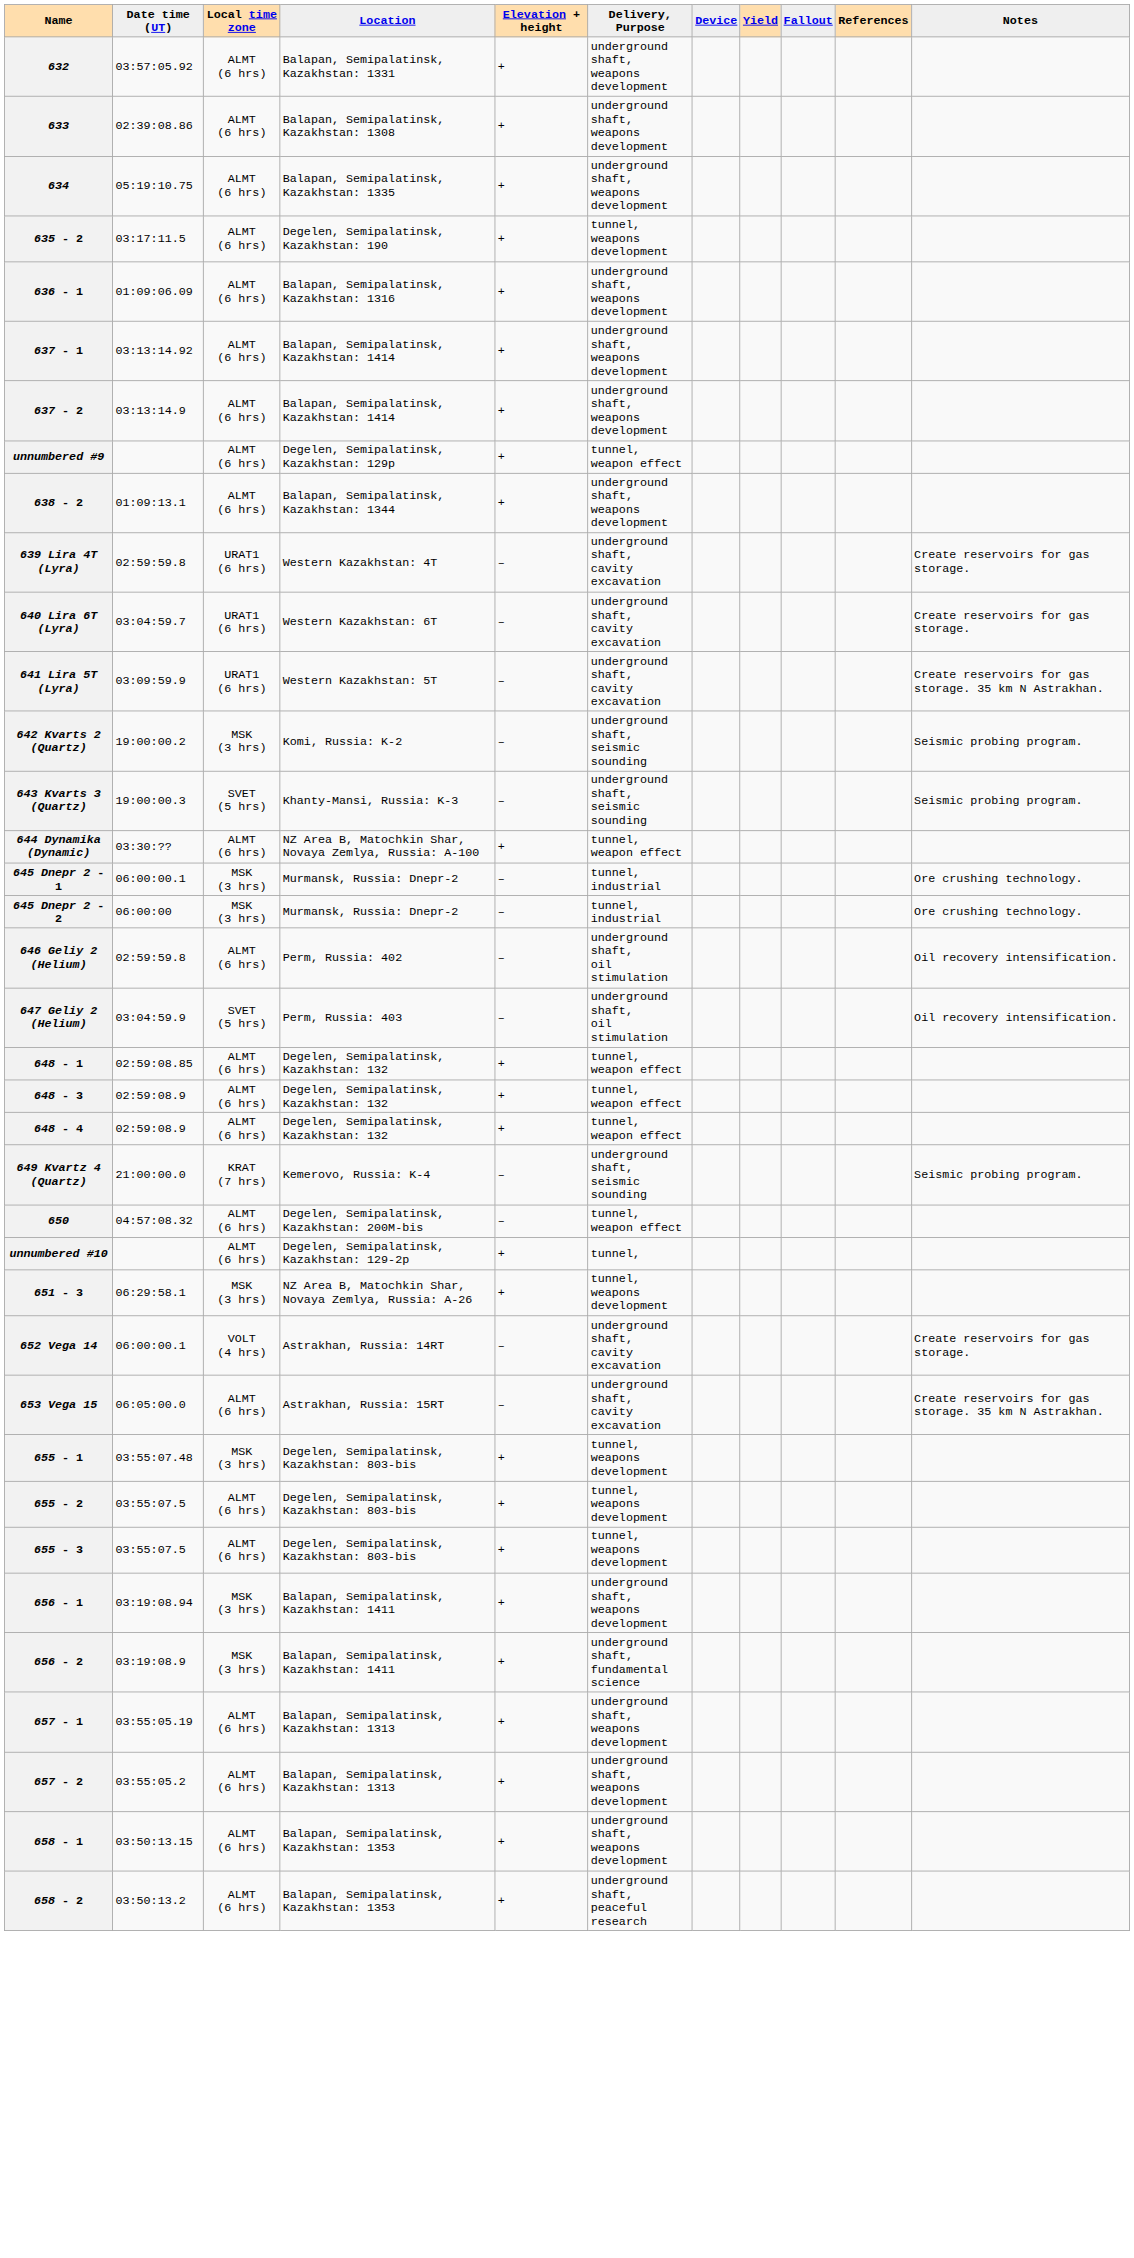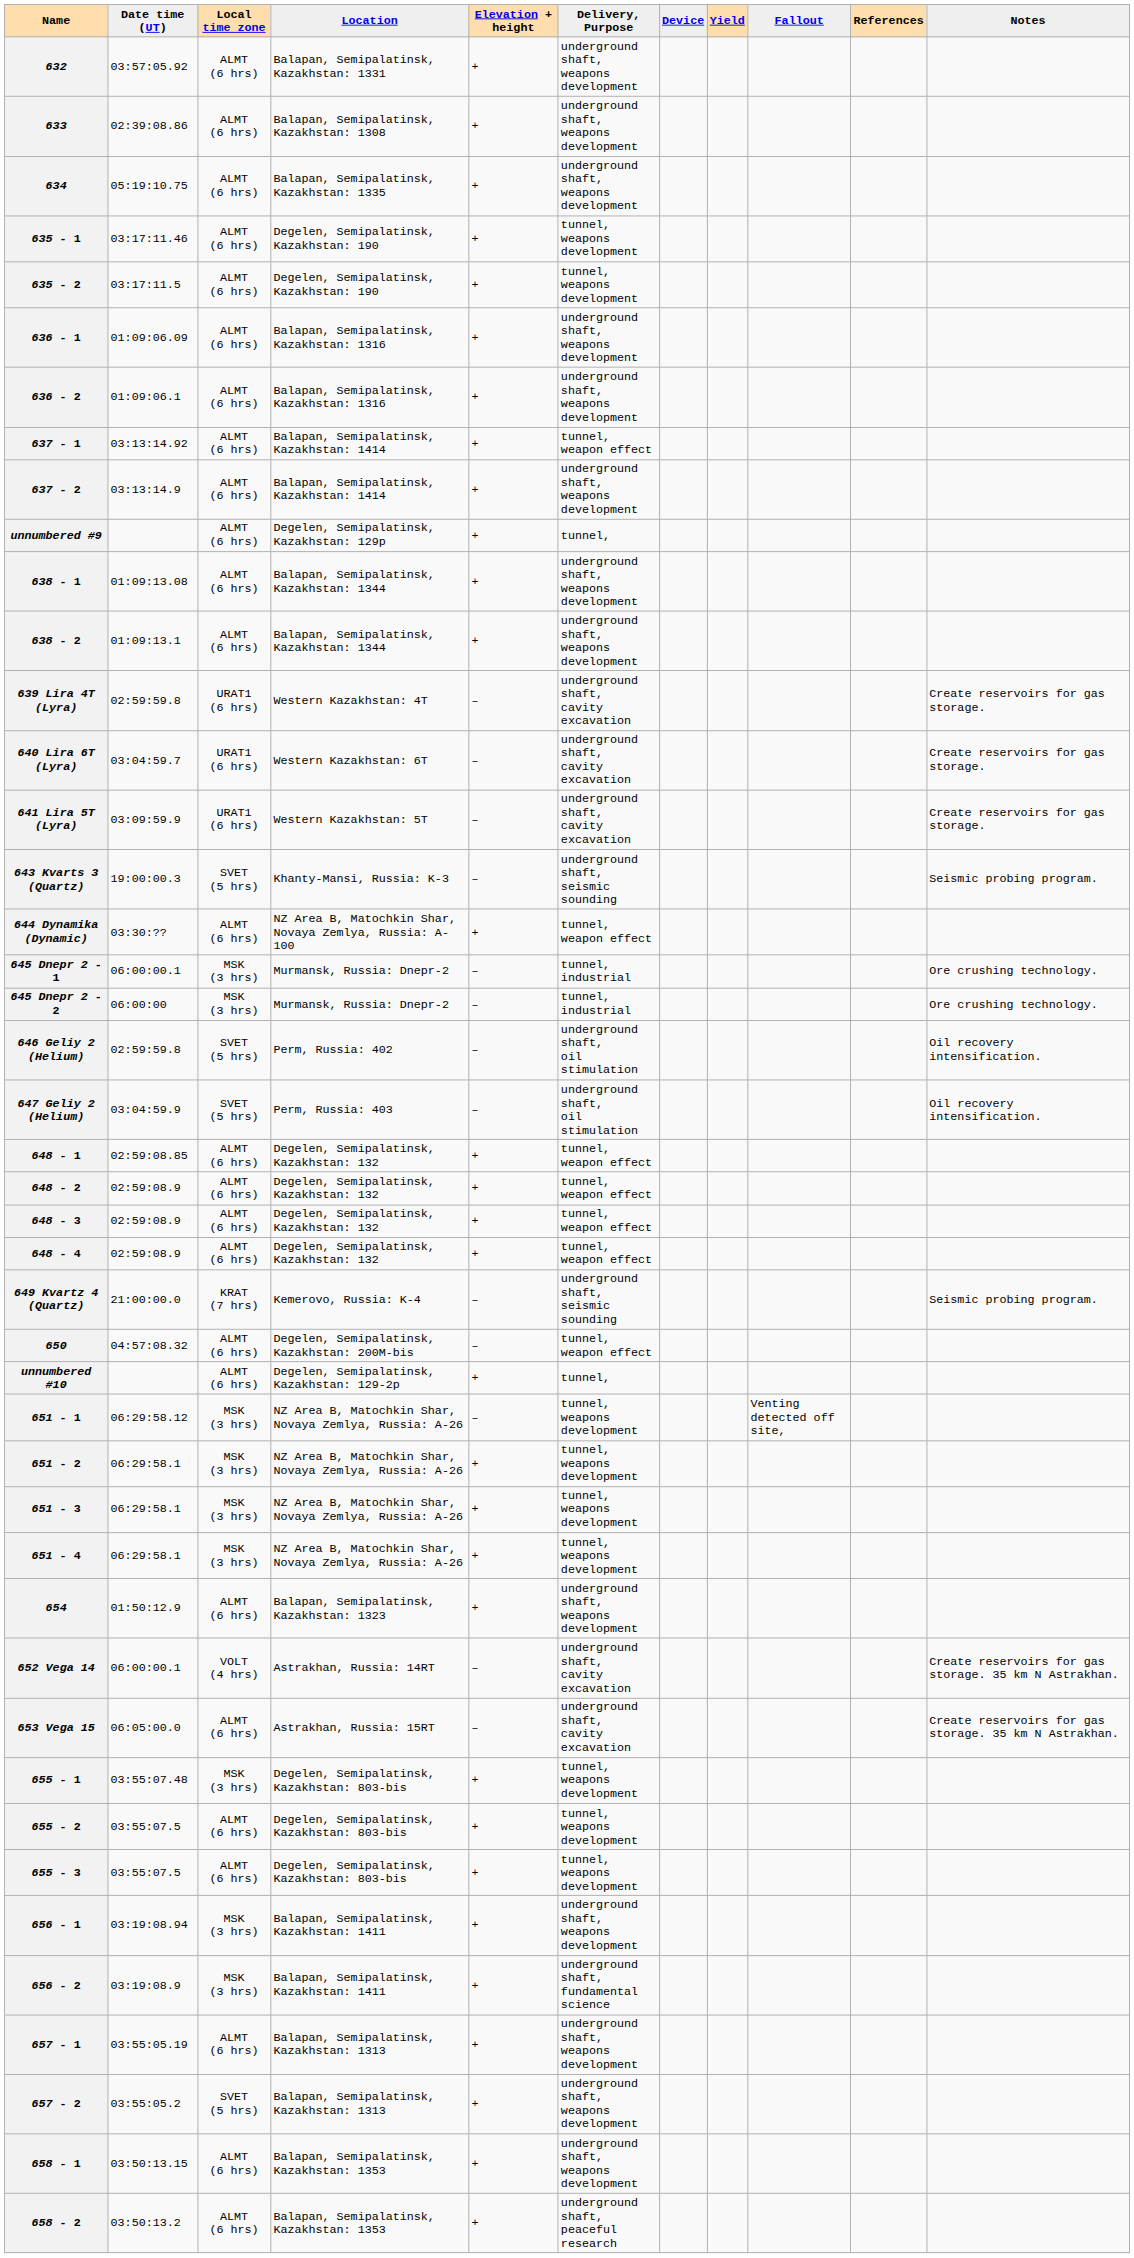+ row: (56, 239)
+ row: (56, 397)
(629, 351) underground shaft, weapons development -> (607, 443) tunnel, weapon effect
(636, 457) tunnel, weapon effect -> (585, 535) tunnel,
+ row: (56, 581)
(1009, 682) Create reservoirs for gas storage. 35 km N Astrakhan. -> (1017, 820) Create reservoirs for gas storage.
- row: (59, 741)
(242, 958) ALMT (6 hrs) -> (234, 1050) SVET (5 hrs)
+ row: (56, 1188)
+ row: (56, 1417)
+ row: (56, 1464)
+ row: (56, 1556)
+ row: (56, 1609)
(1002, 1346) Create reservoirs for gas storage. -> (1024, 1668) Create reservoirs for gas storage. 35 km N Astrakhan.
(242, 1782) ALMT (6 hrs) -> (234, 2104) SVET (5 hrs)
